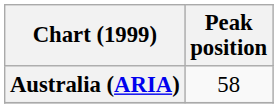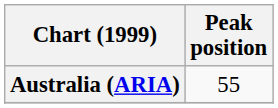(229, 84) 58 -> (229, 84) 55
